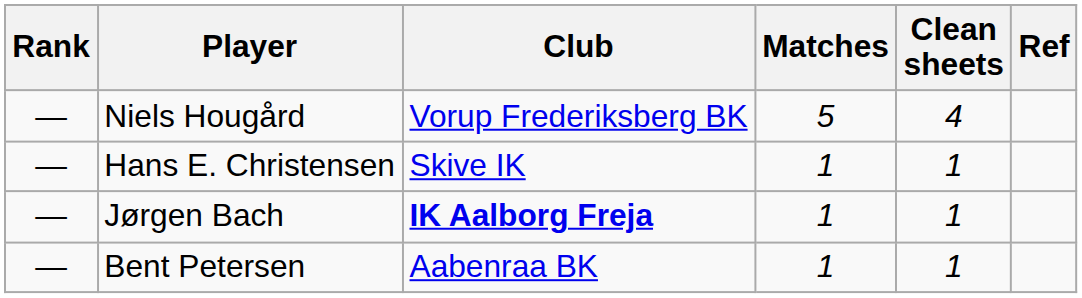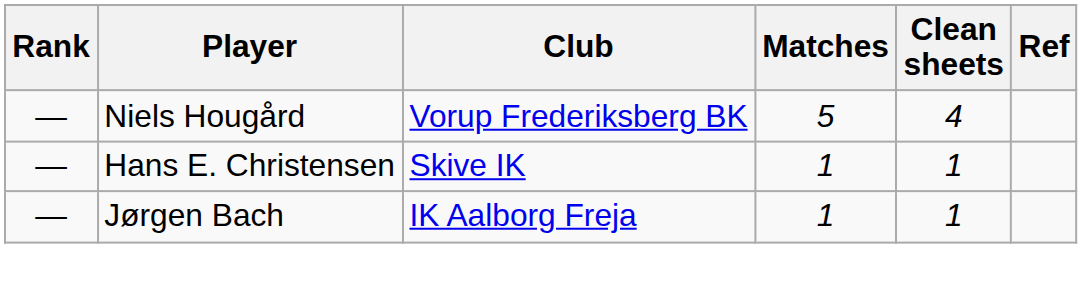(531, 215) bold -> (523, 215) normal
- row: (205, 266)
